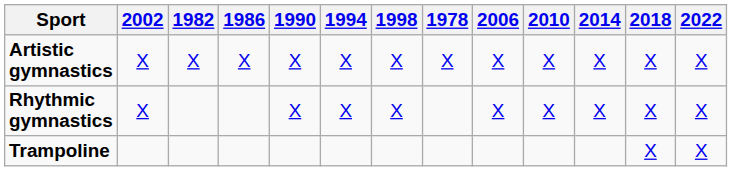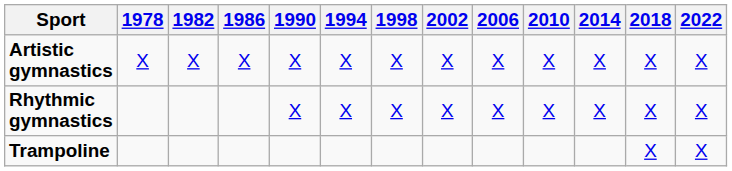columns swapped: (447, 20) <-> (143, 20)
